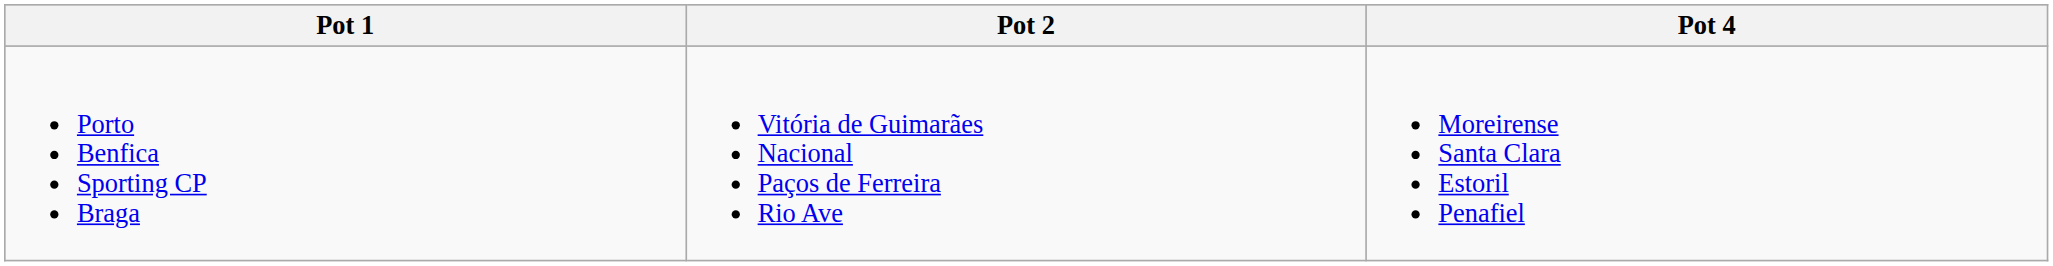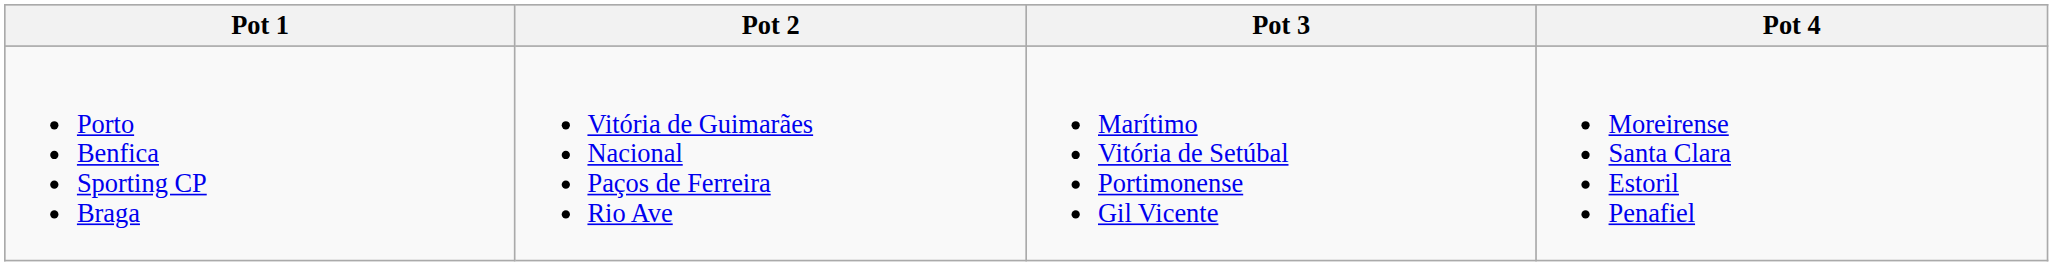+ column: (1281, 25)
